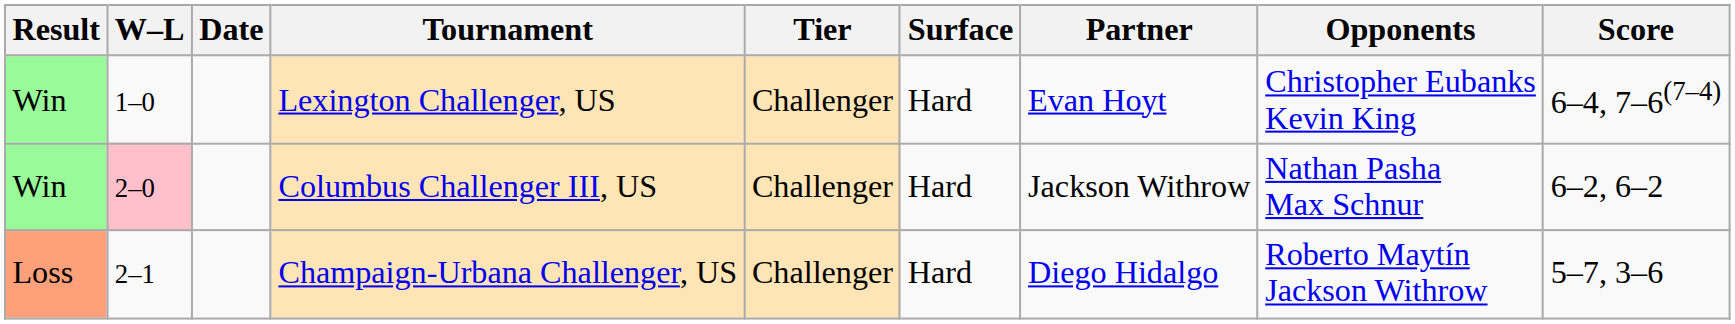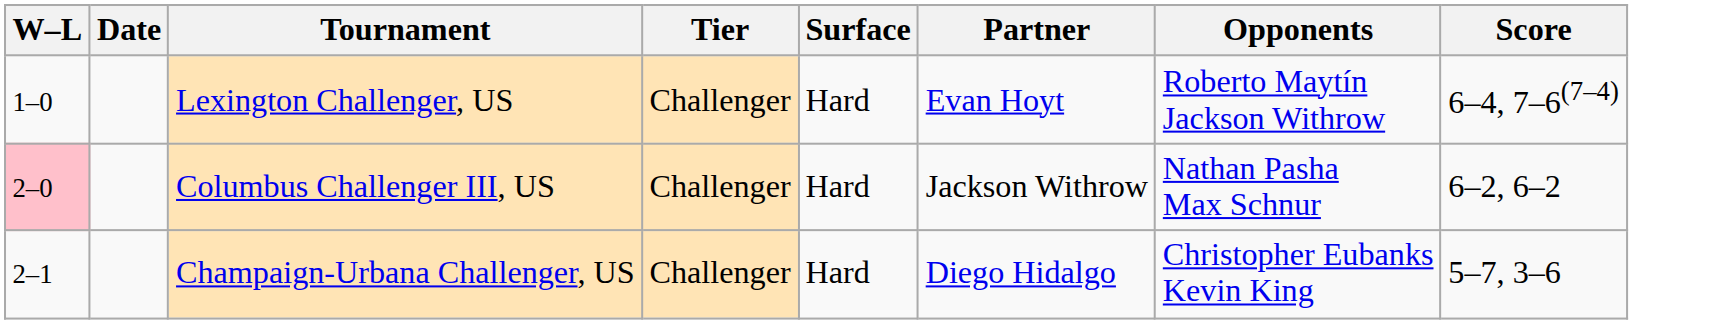- column: (56, 30)
(1401, 99) Christopher Eubanks Kevin King -> (1274, 99) Roberto Maytín Jackson Withrow
(1376, 273) Roberto Maytín Jackson Withrow -> (1298, 273) Christopher Eubanks Kevin King
